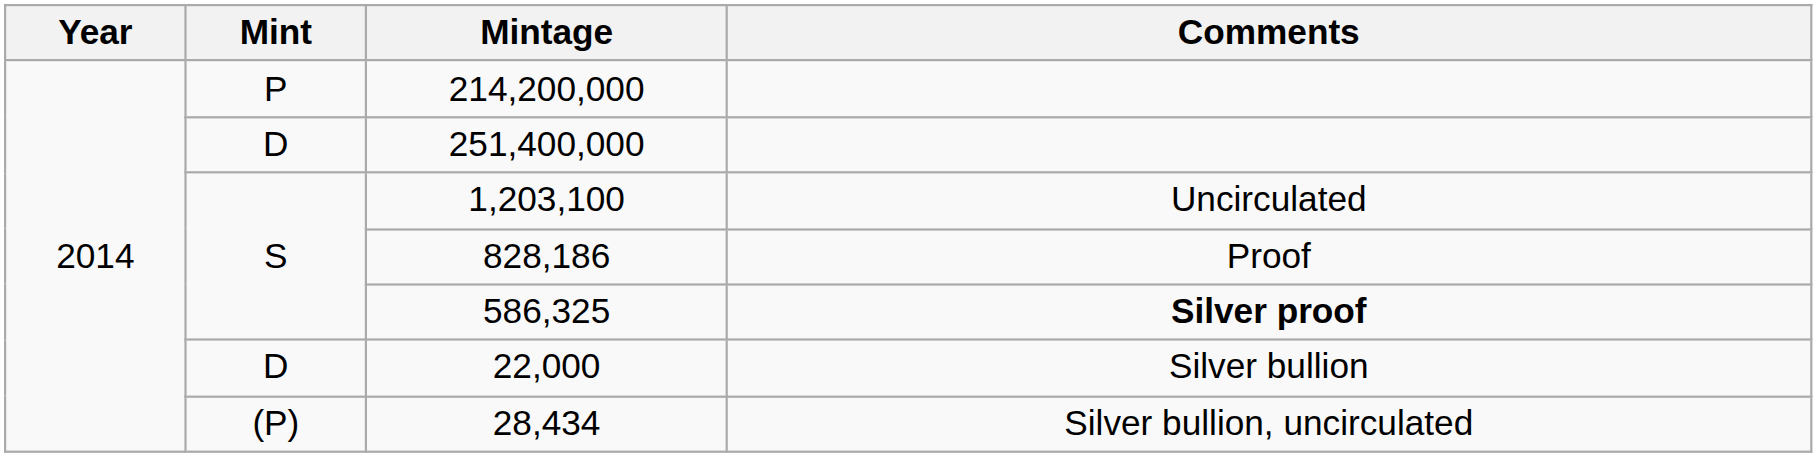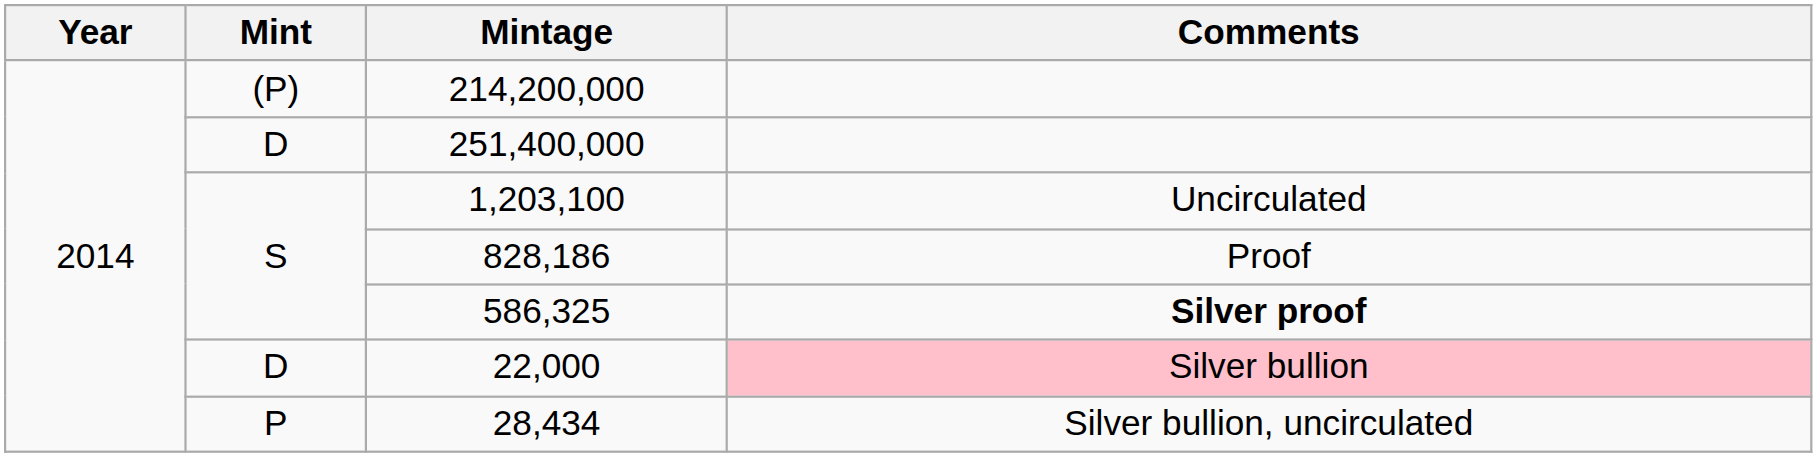(276, 88) P -> (276, 88) (P)
(1269, 367) no background -> (1269, 367) pink background
(276, 423) (P) -> (276, 423) P
